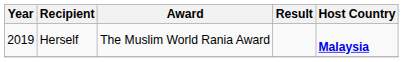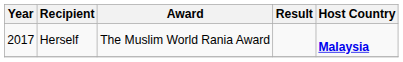(21, 40) 2019 -> (21, 40) 2017
